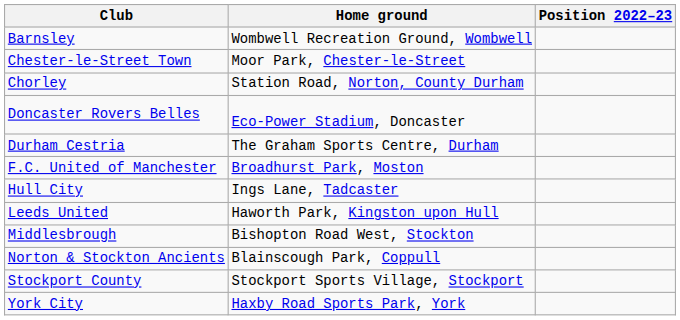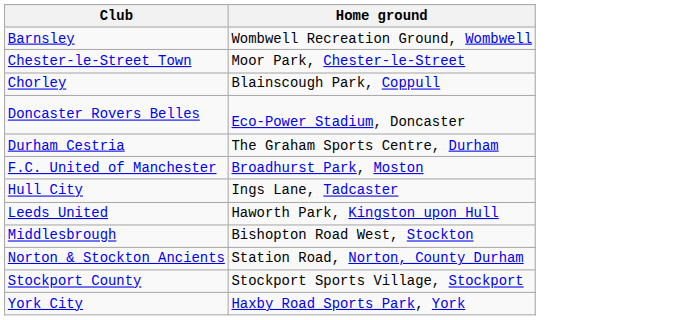- column: (605, 16)
(378, 84) Station Road, Norton, County Durham -> (336, 84) Blainscough Park, Coppull
(336, 259) Blainscough Park, Coppull -> (378, 259) Station Road, Norton, County Durham
